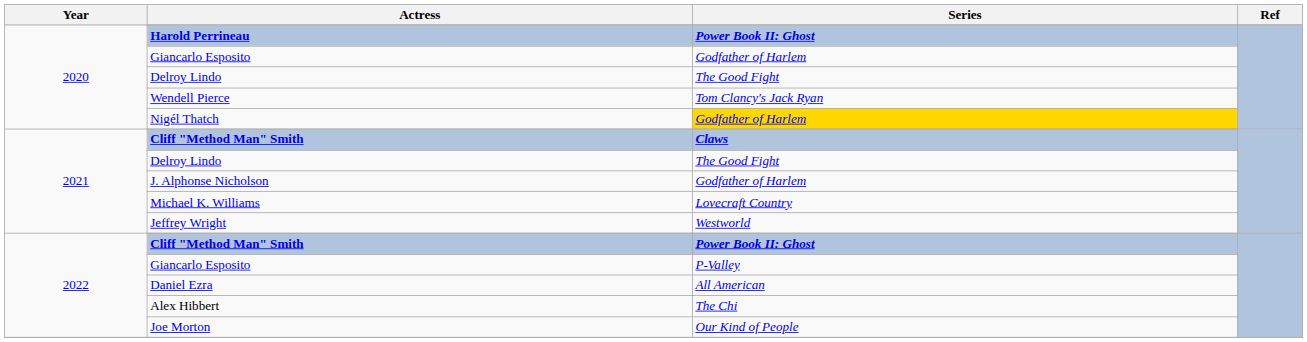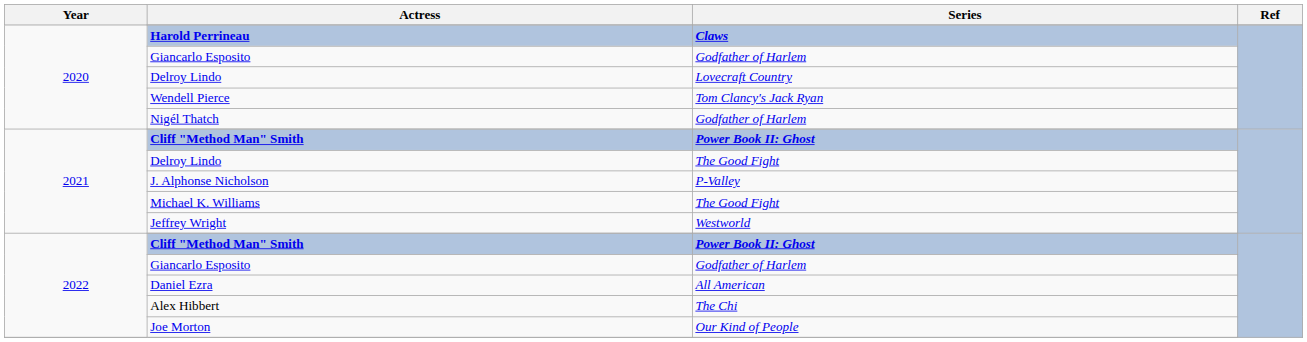(755, 35) Power Book II: Ghost -> (712, 35) Claws
(737, 77) The Good Fight -> (744, 77) Lovecraft Country
(751, 118) gold background -> (751, 118) no background
(712, 139) Claws -> (755, 139) Power Book II: Ghost
(751, 181) Godfather of Harlem -> (718, 181) P-Valley
(744, 202) Lovecraft Country -> (737, 202) The Good Fight
(718, 264) P-Valley -> (751, 264) Godfather of Harlem
